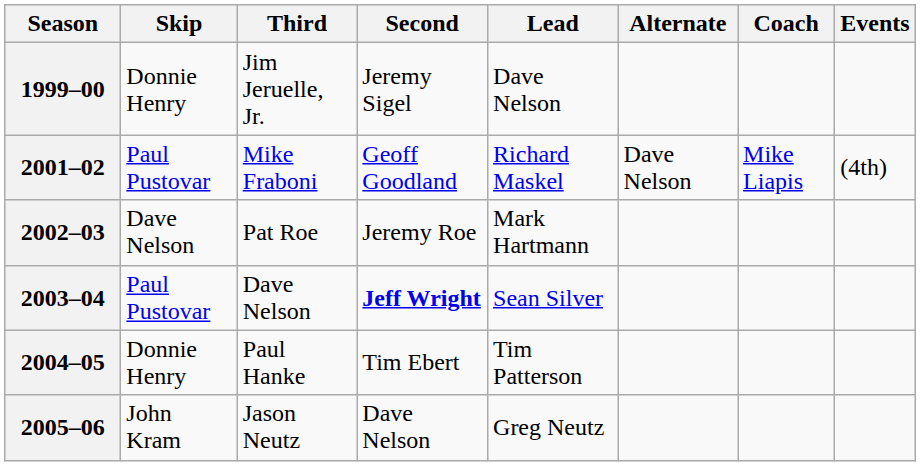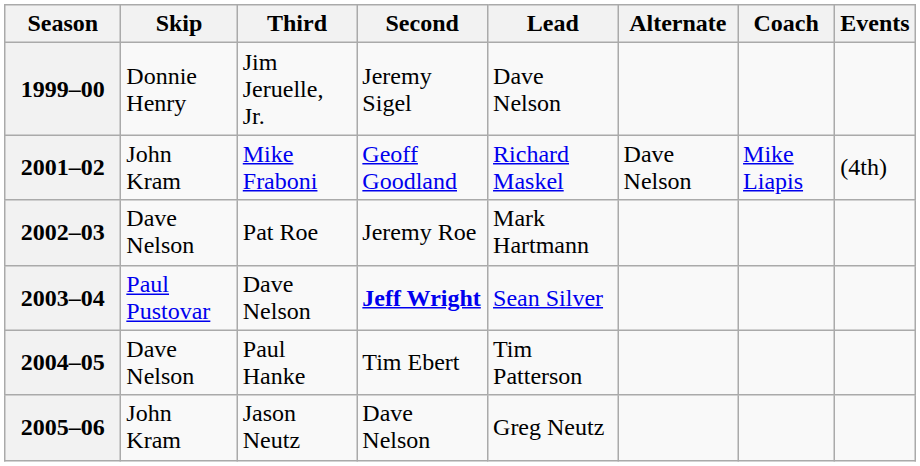(168, 167) Paul Pustovar -> (154, 167) John Kram
(162, 362) Donnie Henry -> (160, 362) Dave Nelson
